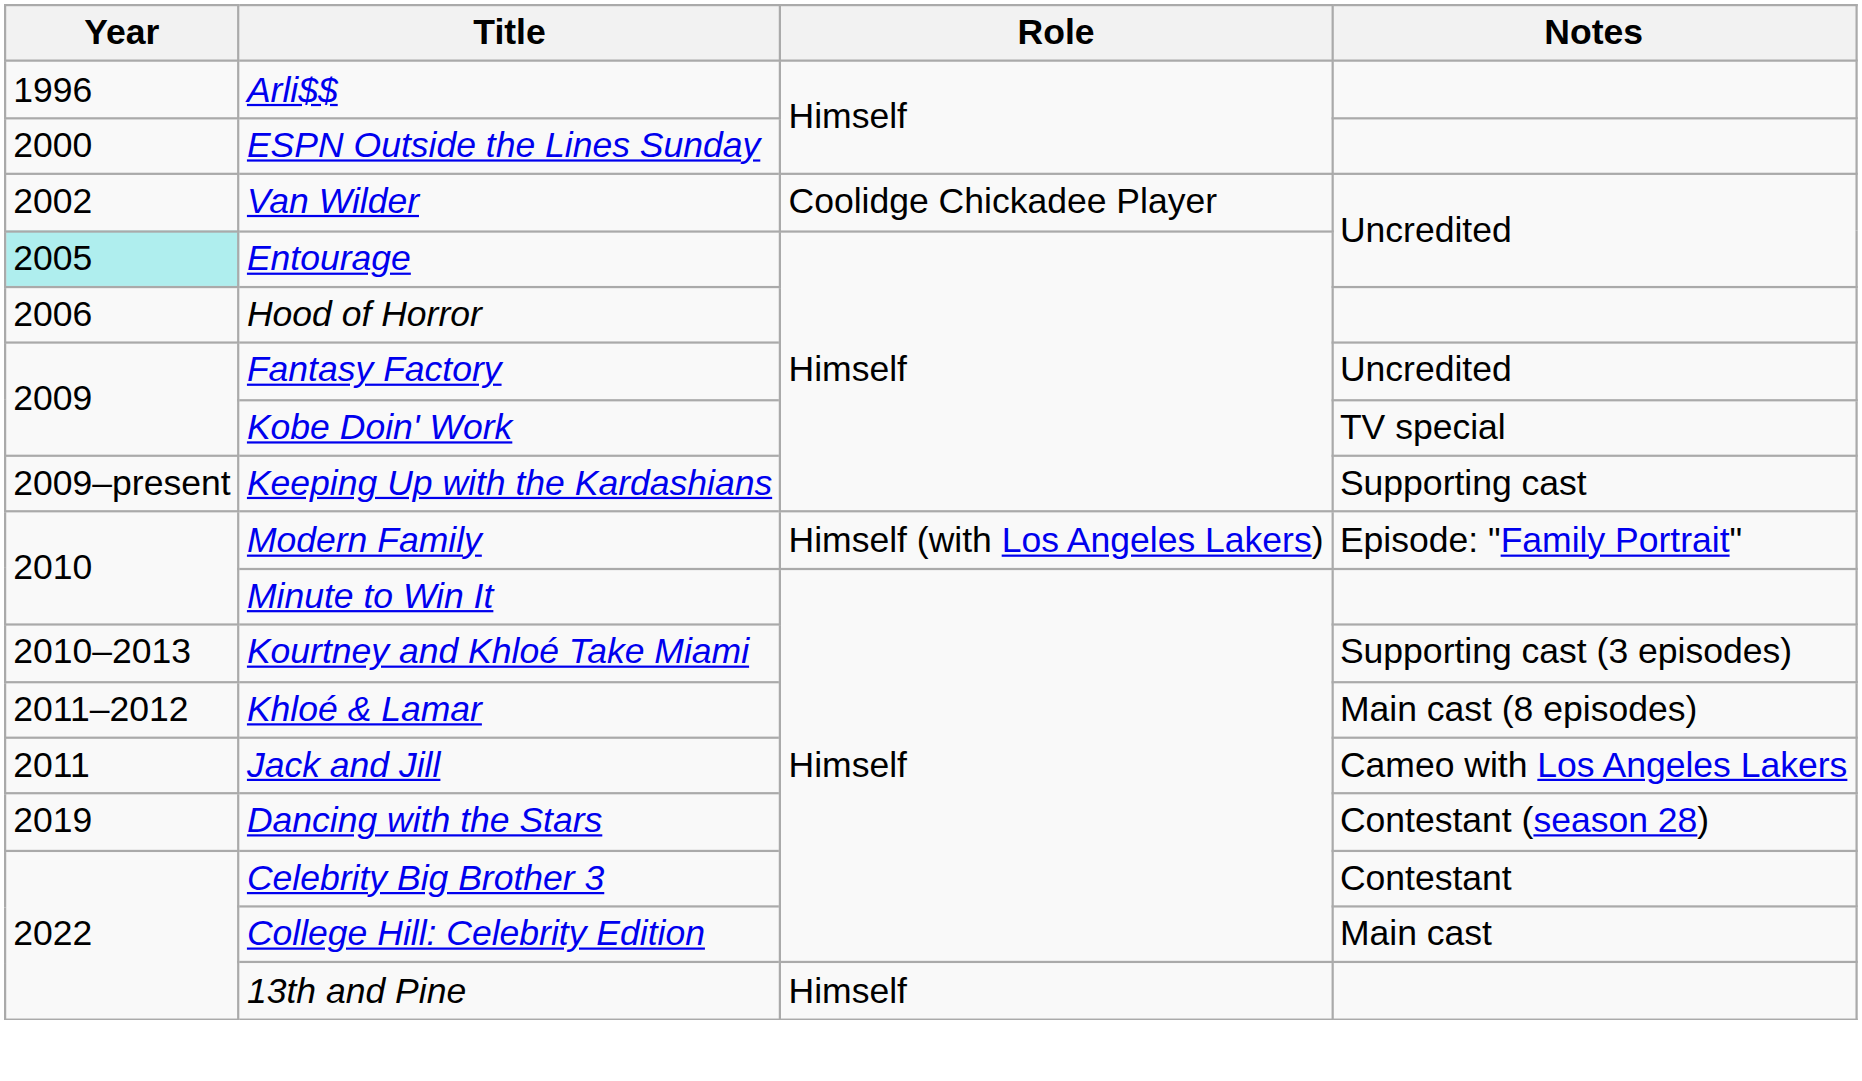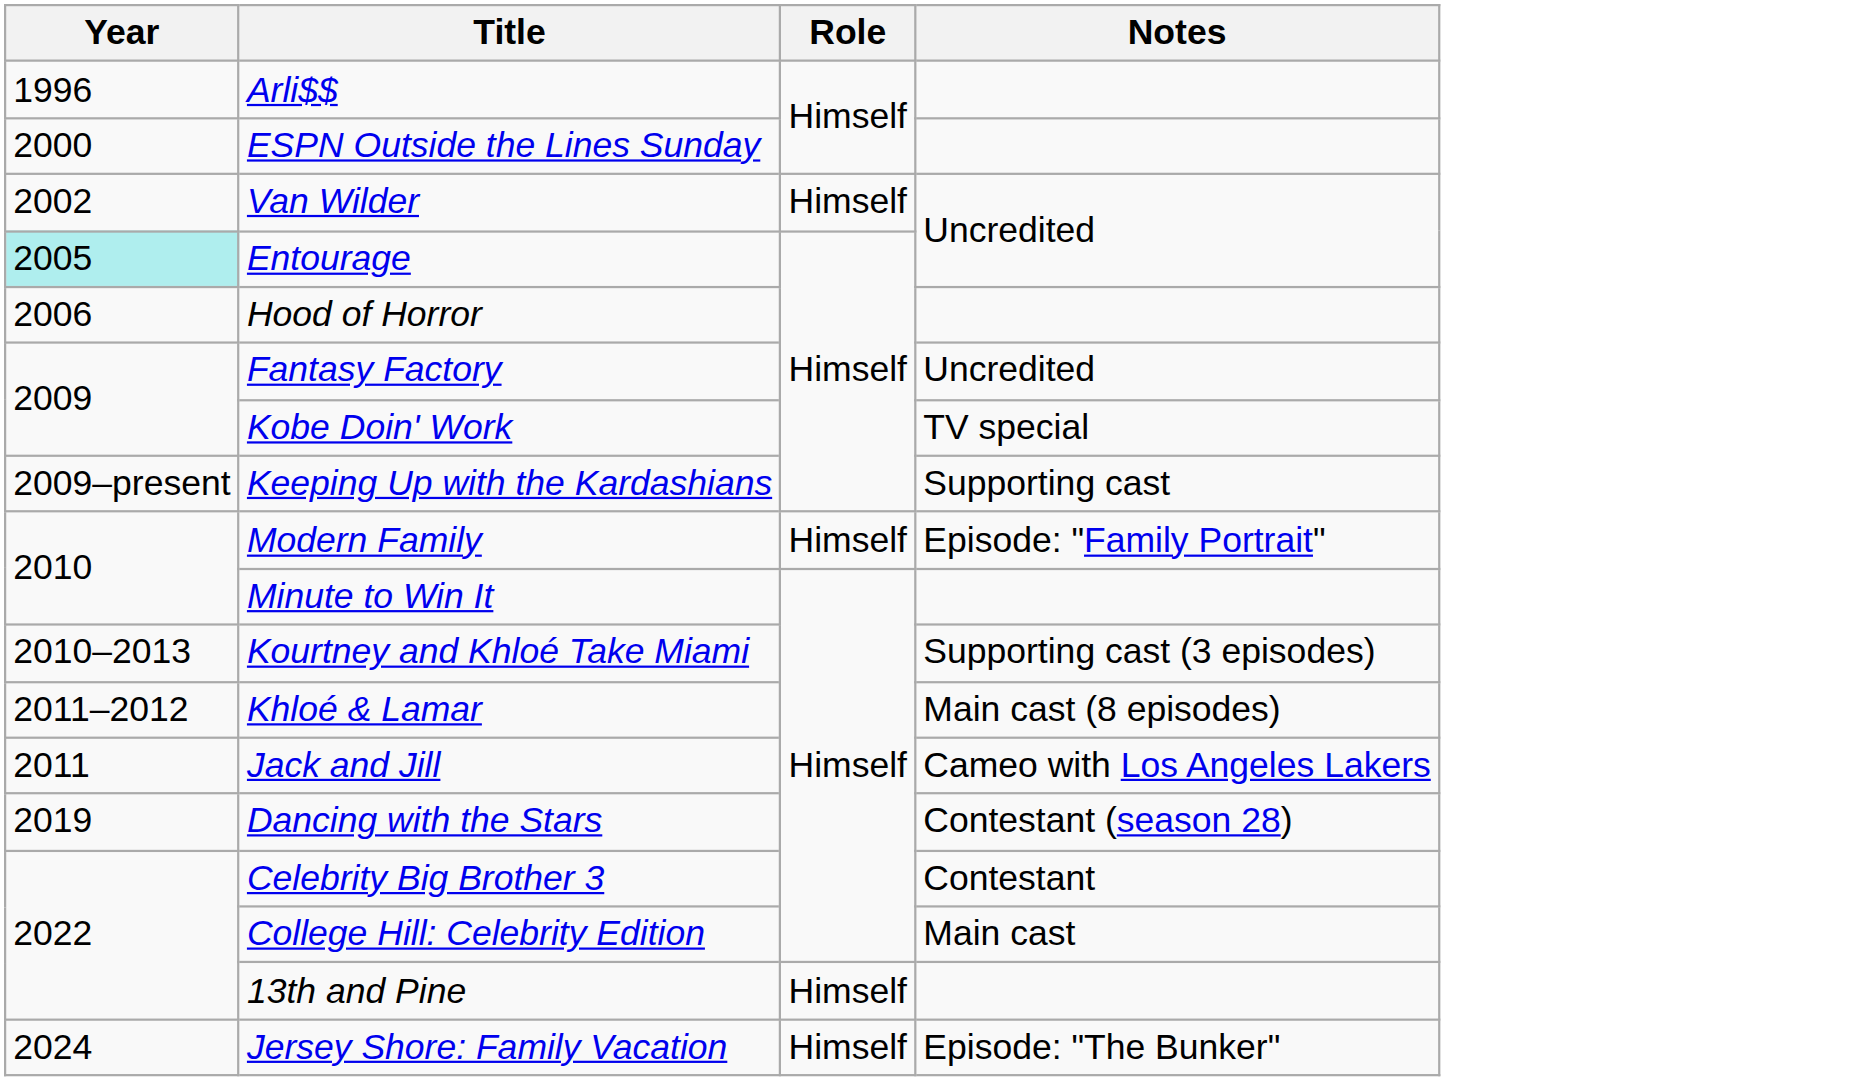(1003, 201) Coolidge Chickadee Player -> (848, 201) Himself
(1056, 539) Himself (with Los Angeles Lakers) -> (848, 539) Himself
+ row: (487, 1046)
